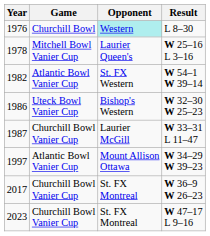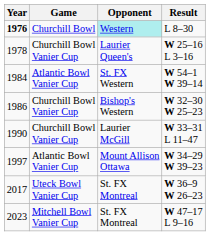(17, 28) normal -> (17, 28) bold
(62, 50) Mitchell Bowl Vanier Cup -> (64, 50) Churchill Bowl Vanier Cup
(17, 78) 1982 -> (17, 78) 1984
(56, 106) Uteck Bowl Vanier Cup -> (64, 106) Churchill Bowl Vanier Cup
(17, 134) 1987 -> (17, 134) 1990
(64, 189) Churchill Bowl Vanier Cup -> (56, 189) Uteck Bowl Vanier Cup
(64, 217) Churchill Bowl Vanier Cup -> (62, 217) Mitchell Bowl Vanier Cup
